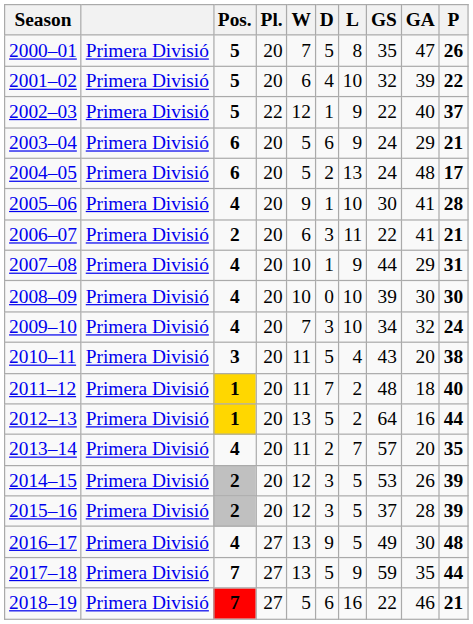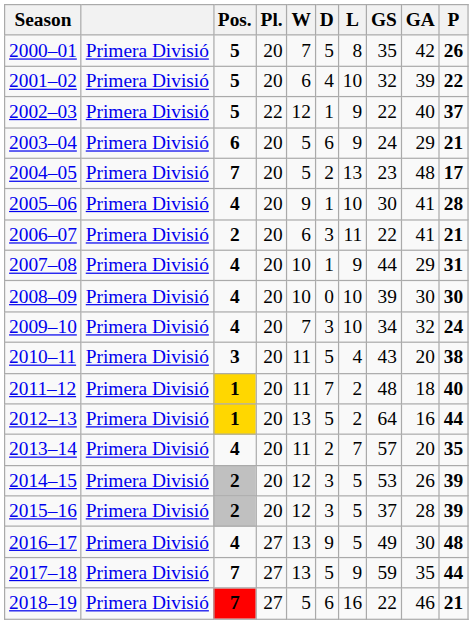(425, 50) 47 -> (425, 50) 42
(235, 173) 6 -> (235, 173) 7
(387, 173) 24 -> (387, 173) 23
